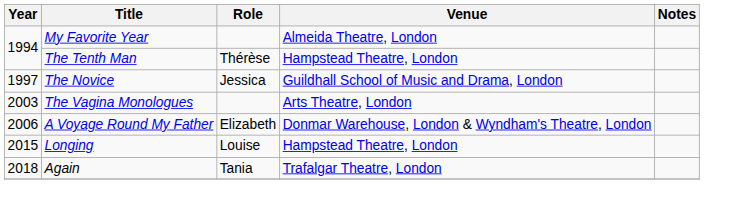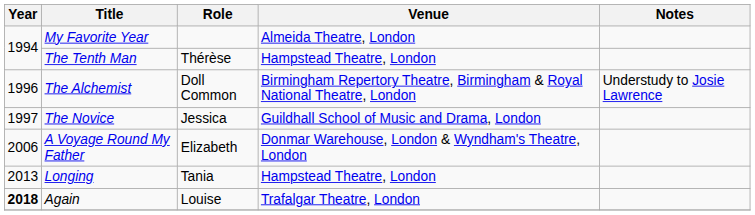+ row: (88, 88)
- row: (119, 102)
(23, 146) 2015 -> (23, 177) 2013
(240, 146) Louise -> (197, 177) Tania
(23, 168) normal -> (23, 199) bold
(236, 168) Tania -> (201, 199) Louise
